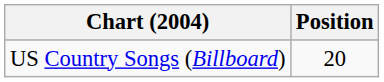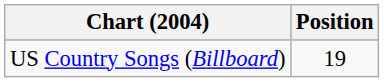(335, 58) 20 -> (335, 58) 19
